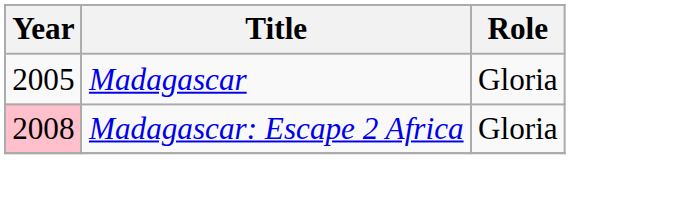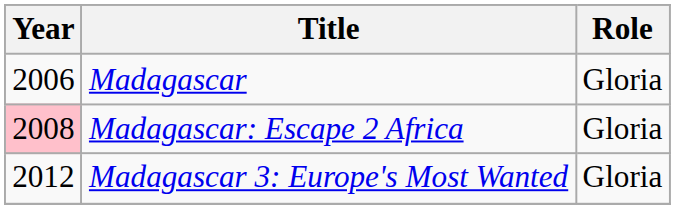(43, 78) 2005 -> (43, 78) 2006
+ row: (329, 177)
